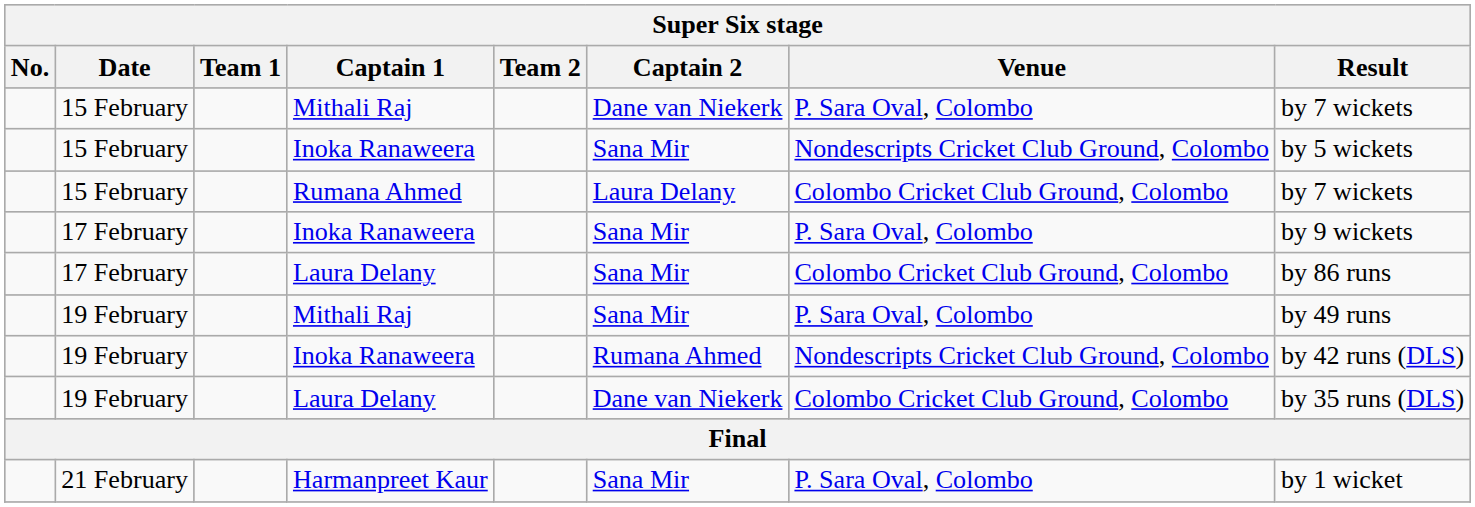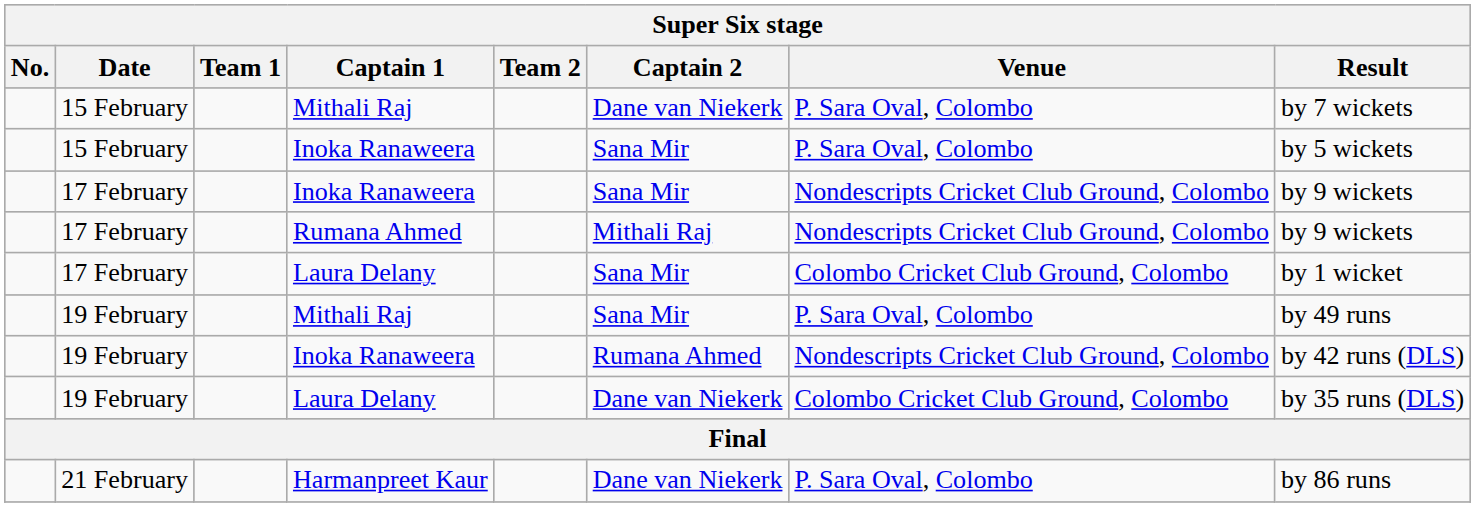(1032, 149) Nondescripts Cricket Club Ground, Colombo -> (914, 149) P. Sara Oval, Colombo
- row: (125, 190)
(914, 231) P. Sara Oval, Colombo -> (1032, 190) Nondescripts Cricket Club Ground, Colombo
+ row: (125, 231)
(1336, 273) by 86 runs -> (1342, 273) by 1 wicket
(641, 480) Sana Mir -> (688, 480) Dane van Niekerk
(1342, 480) by 1 wicket -> (1336, 480) by 86 runs
